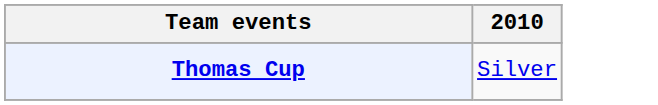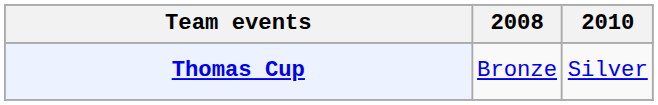+ column: (517, 23)
